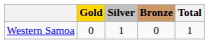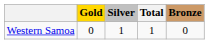columns swapped: (156, 13) <-> (190, 13)
